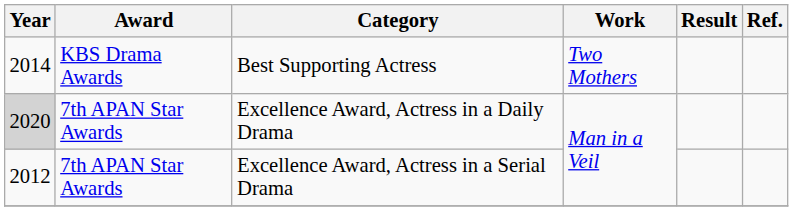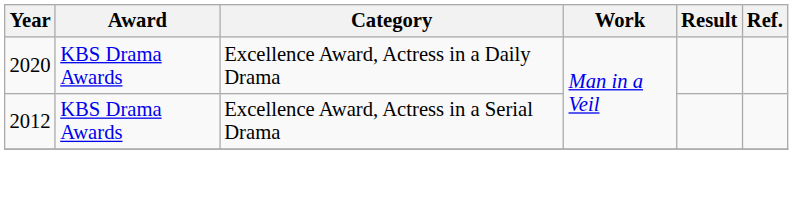- row: (337, 65)
(30, 121) lightgrey background -> (30, 65) no background
(122, 121) 7th APAN Star Awards -> (111, 65) KBS Drama Awards
(122, 177) 7th APAN Star Awards -> (111, 121) KBS Drama Awards
